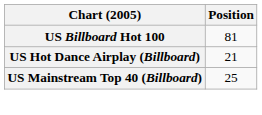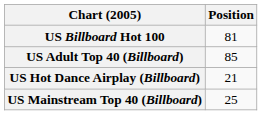+ row: (105, 57)
